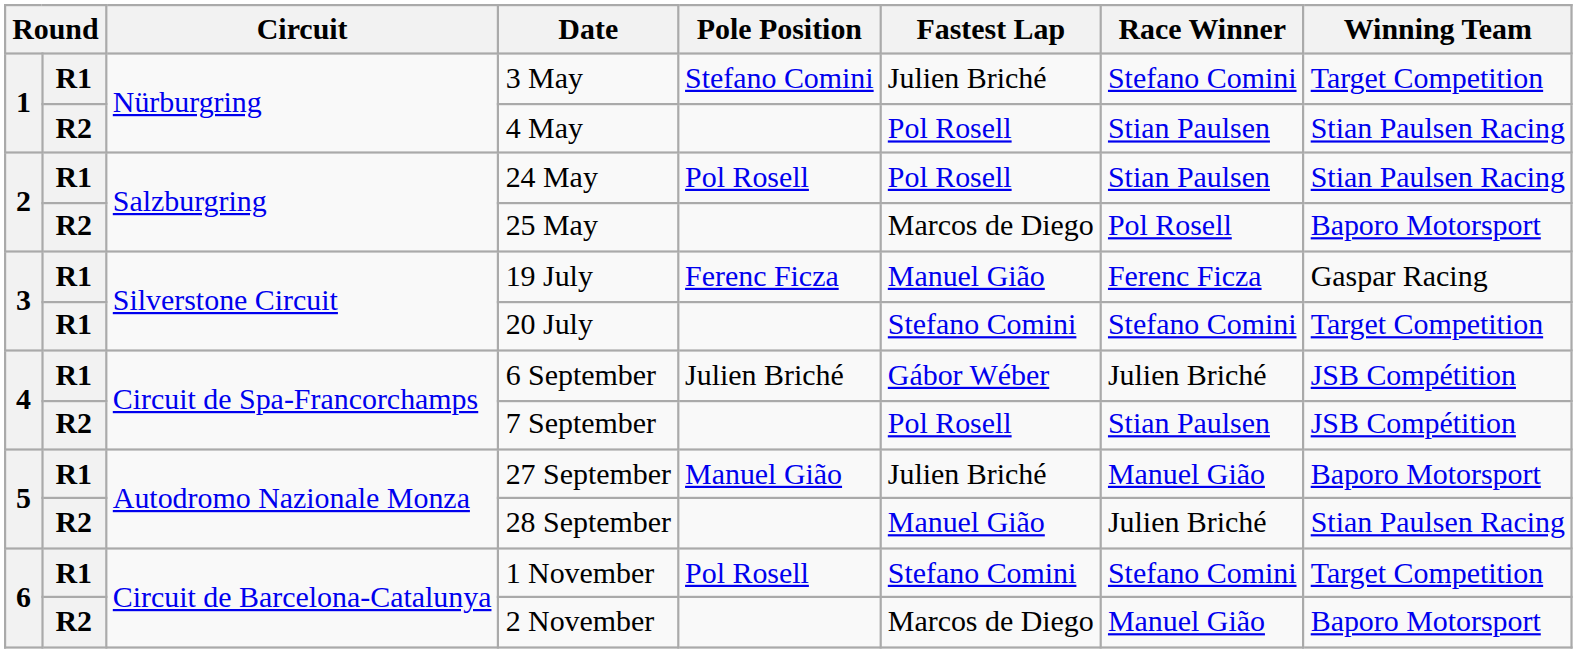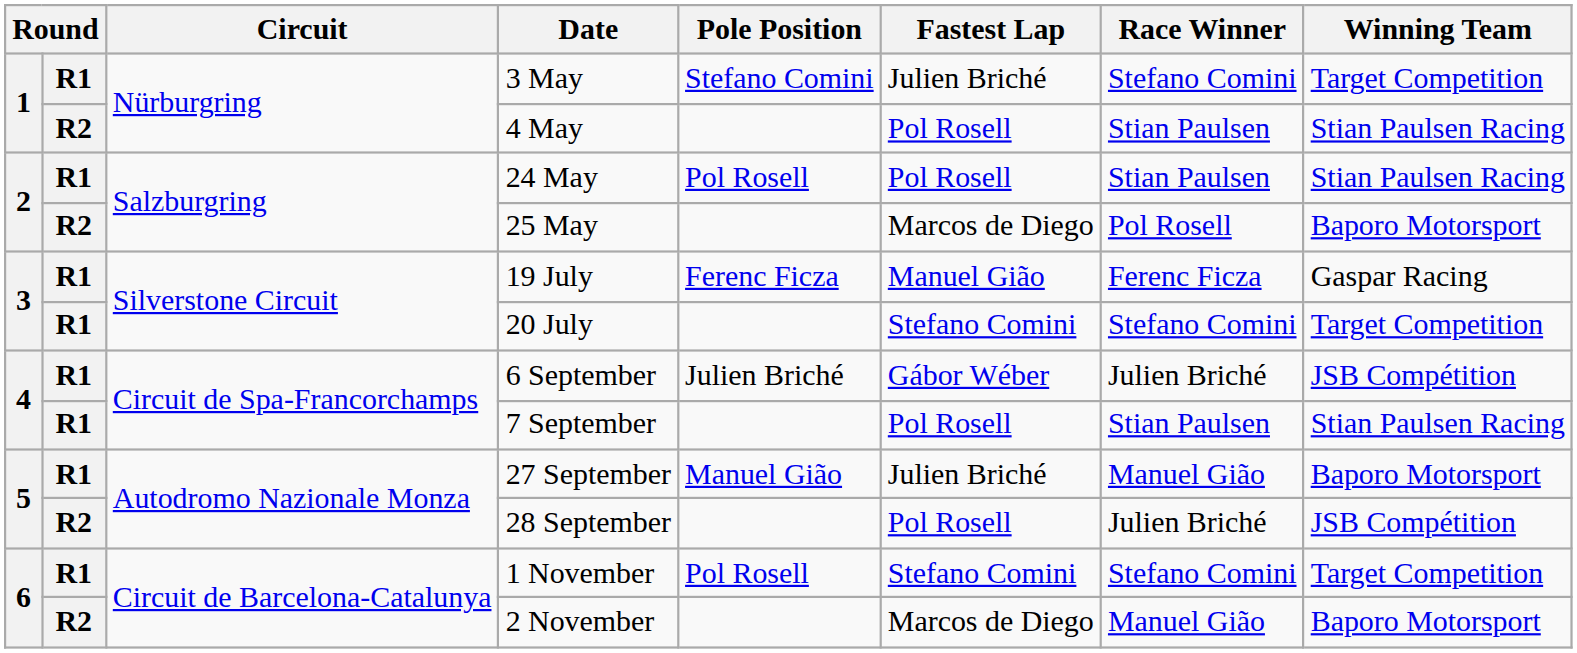(74, 423) R2 -> (74, 423) R1
(1413, 423) JSB Compétition -> (1438, 423) Stian Paulsen Racing
(966, 522) Manuel Gião -> (950, 522) Pol Rosell
(1438, 522) Stian Paulsen Racing -> (1413, 522) JSB Compétition
